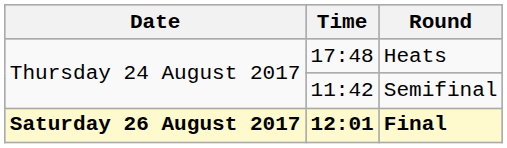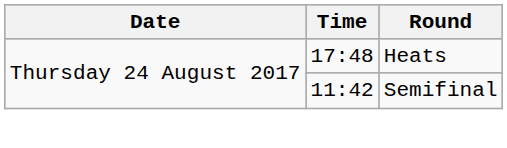- row: (415, 125)
